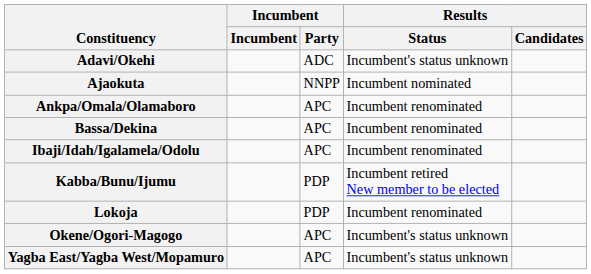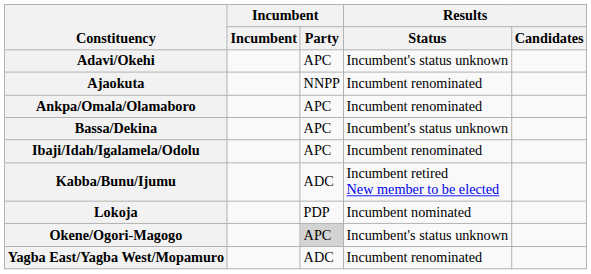(319, 60) ADC -> (317, 60) APC
(409, 83) Incumbent nominated -> (414, 83) Incumbent renominated
(414, 128) Incumbent renominated -> (427, 128) Incumbent's status unknown
(317, 181) PDP -> (319, 181) ADC
(414, 212) Incumbent renominated -> (409, 212) Incumbent nominated
(317, 235) no background -> (317, 235) lightgrey background
(317, 257) APC -> (319, 257) ADC
(427, 257) Incumbent's status unknown -> (414, 257) Incumbent renominated
